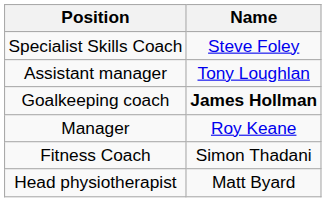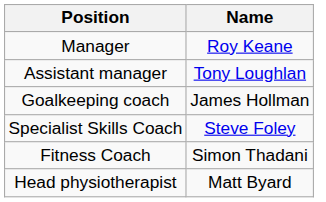rows swapped: (95, 127) <-> (95, 45)
(254, 100) bold -> (250, 100) normal
